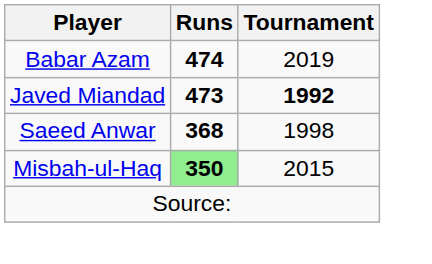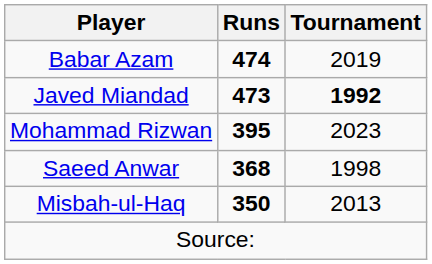+ row: (111, 131)
(204, 167) lightgreen background -> (251, 204) no background
(309, 167) 2015 -> (356, 204) 2013
